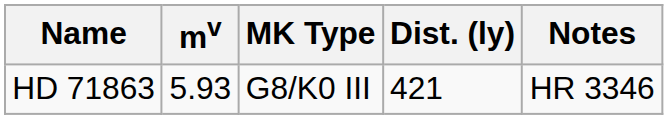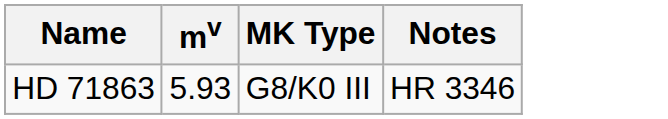- column: (453, 33)
